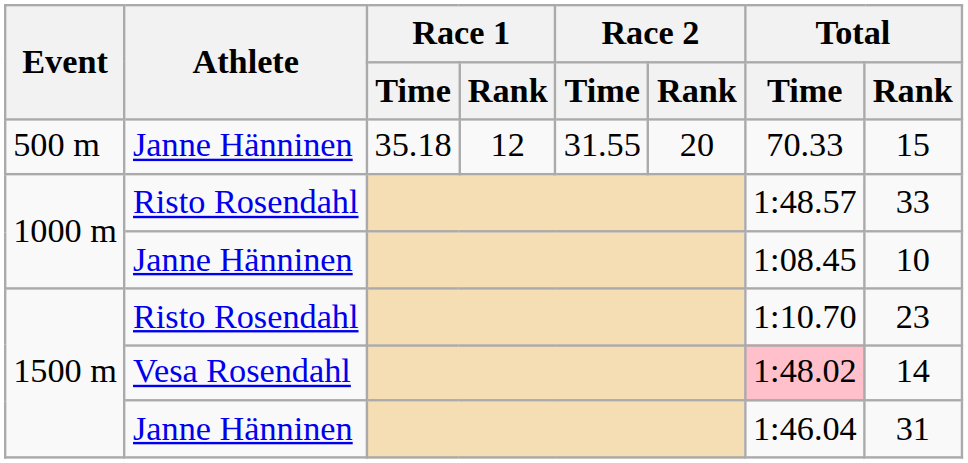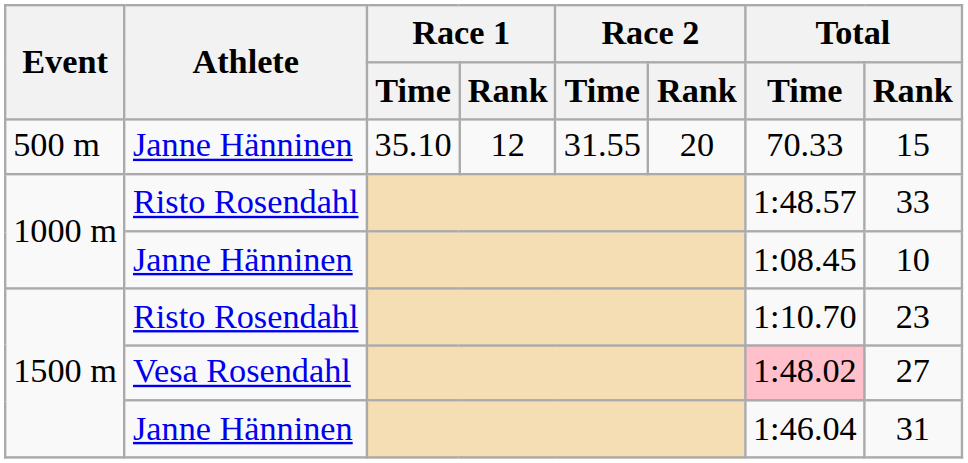(413, 146) 35.18 -> (413, 146) 35.10
(913, 372) 14 -> (913, 372) 27
